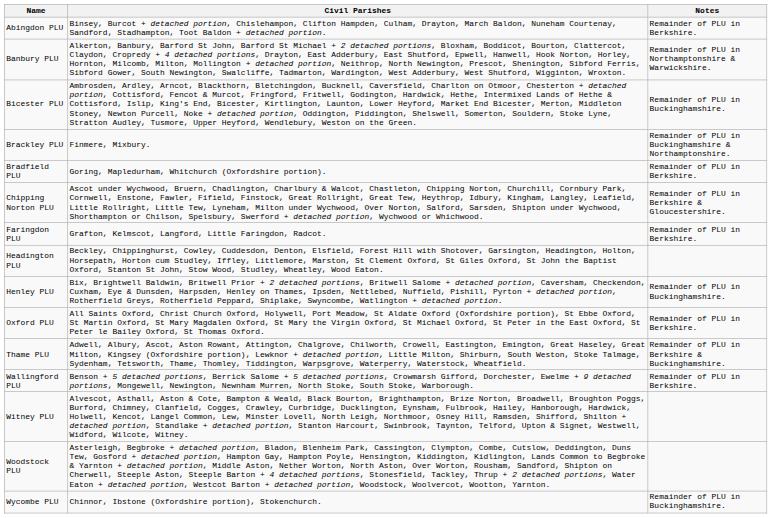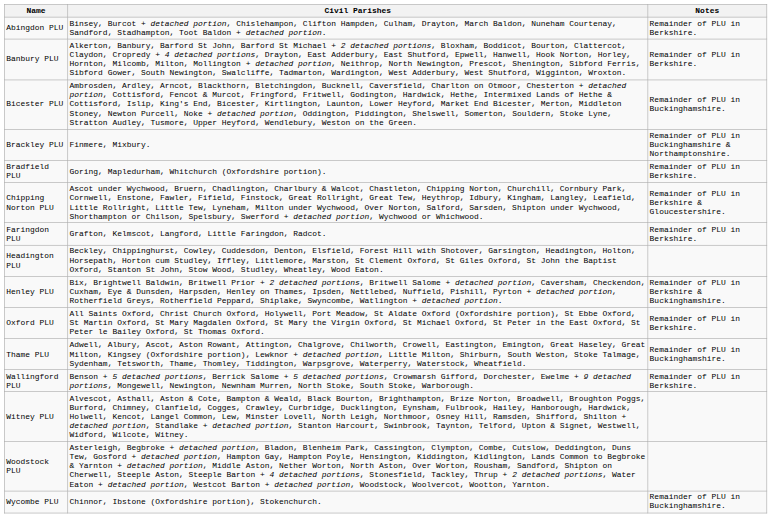(695, 59) Remainder of PLU in Northamptonshire & Warwickshire. -> (695, 59) Remainder of PLU in Berkshire.
(695, 292) Remainder of PLU in Buckinghamshire. -> (695, 292) Remainder of PLU in Berkshire & Buckinghamshire.
(695, 354) Remainder of PLU in Berkshire & Buckinghamshire. -> (695, 354) Remainder of PLU in Buckinghamshire.
